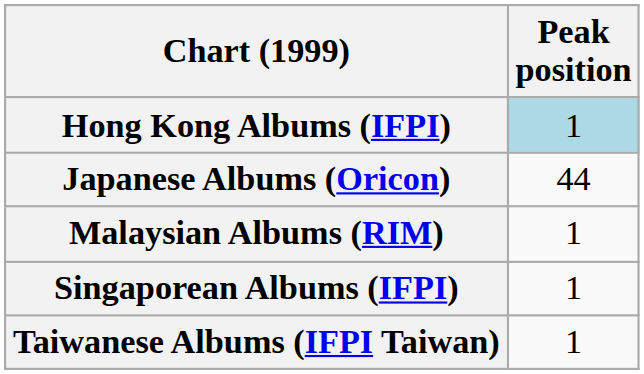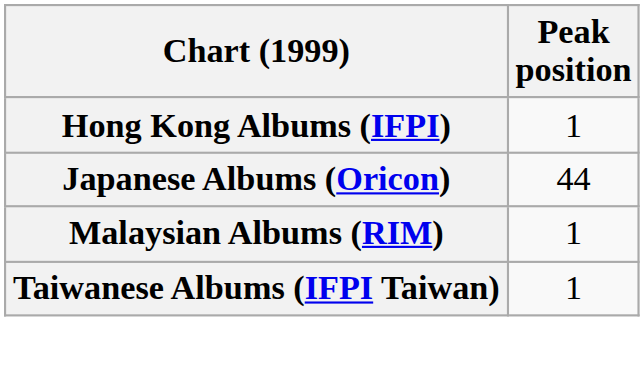(574, 124) lightblue background -> (574, 124) no background
- row: (256, 287)
